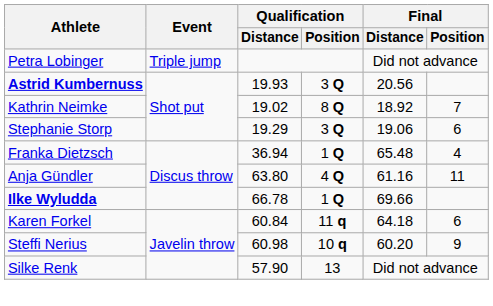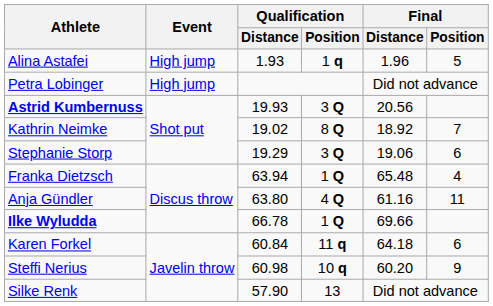+ row: (48, 61)
(185, 61) Triple jump -> (182, 84) High jump
(270, 153) 36.94 -> (270, 176) 63.94
